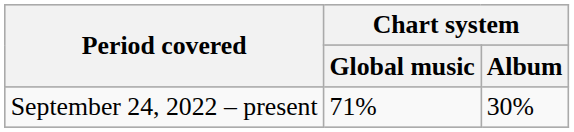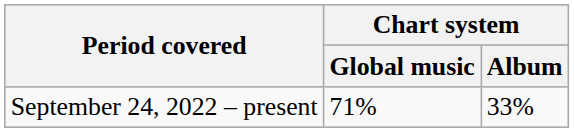(510, 106) 30% -> (510, 106) 33%
